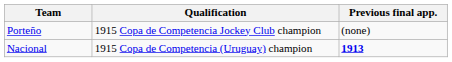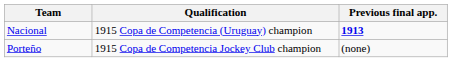rows swapped: (24, 30) <-> (27, 48)
